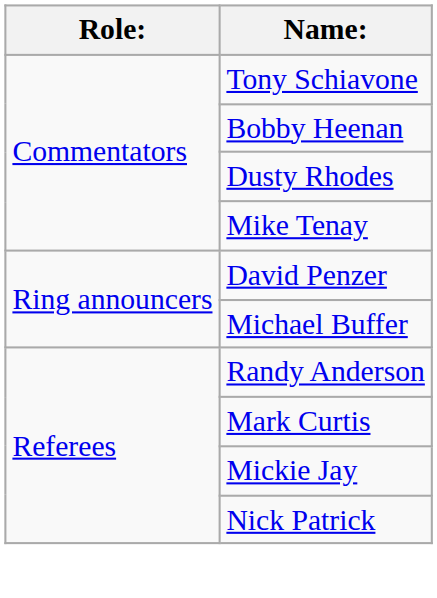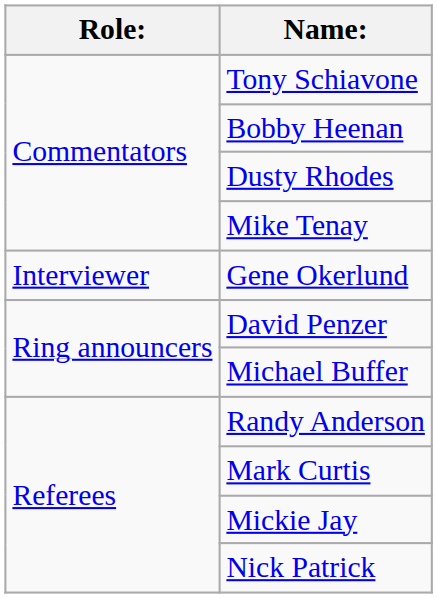+ row: (317, 274)
